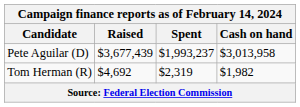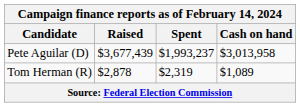(115, 72) $4,692 -> (115, 72) $2,878
(237, 72) $1,982 -> (237, 72) $1,089
